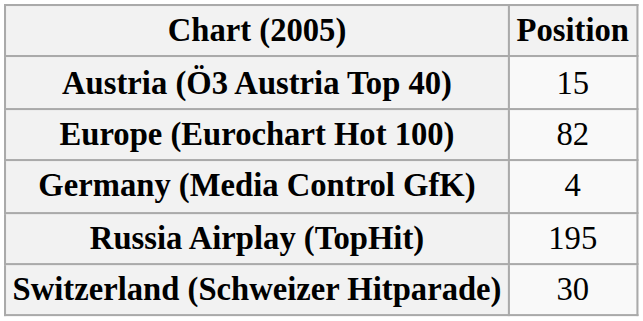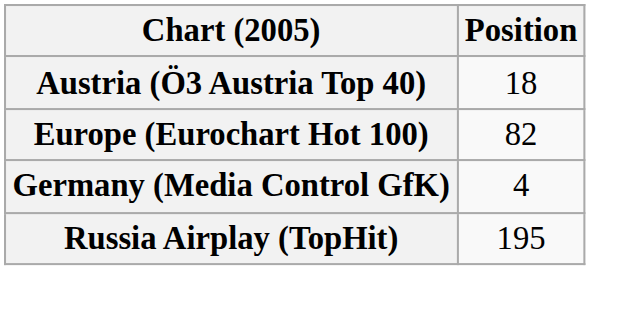(573, 82) 15 -> (521, 82) 18
- row: (257, 289)
